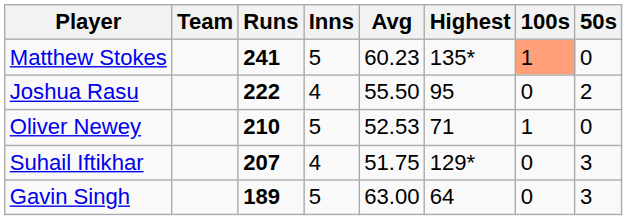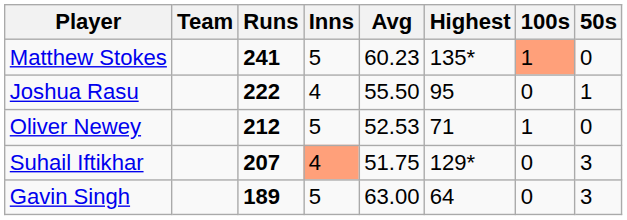(586, 92) 2 -> (586, 92) 1
(262, 127) 210 -> (262, 127) 212
(315, 162) no background -> (315, 162) lightsalmon background
